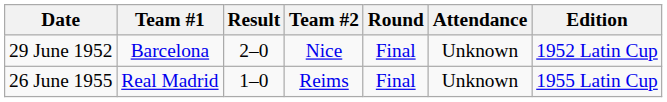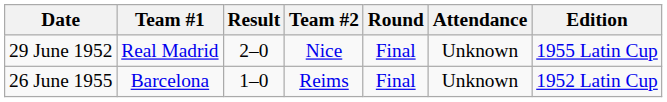(170, 50) Barcelona -> (170, 50) Real Madrid
(597, 50) 1952 Latin Cup -> (597, 50) 1955 Latin Cup
(170, 81) Real Madrid -> (170, 81) Barcelona
(597, 81) 1955 Latin Cup -> (597, 81) 1952 Latin Cup
